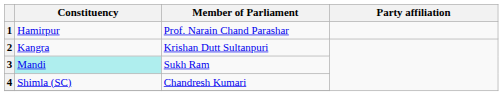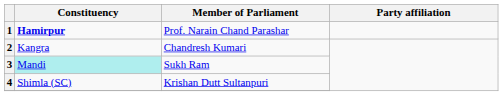(38, 30) normal -> (41, 30) bold
(216, 47) Krishan Dutt Sultanpuri -> (205, 47) Chandresh Kumari
(205, 82) Chandresh Kumari -> (216, 82) Krishan Dutt Sultanpuri
